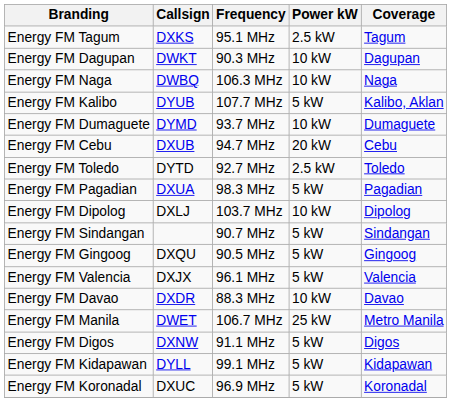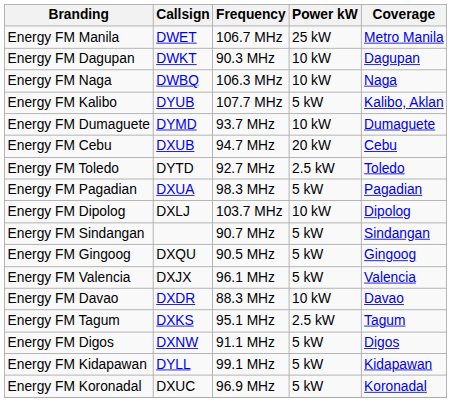rows swapped: (63, 320) <-> (64, 37)
